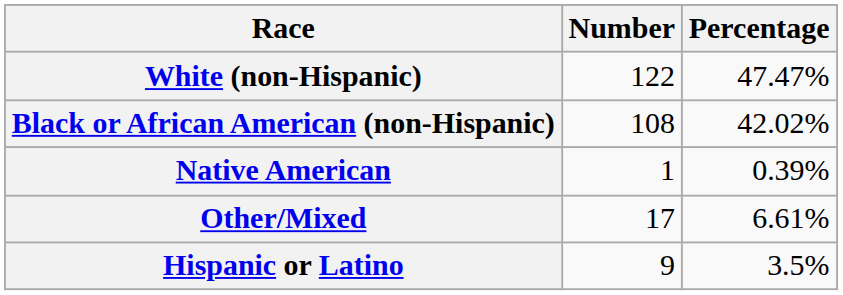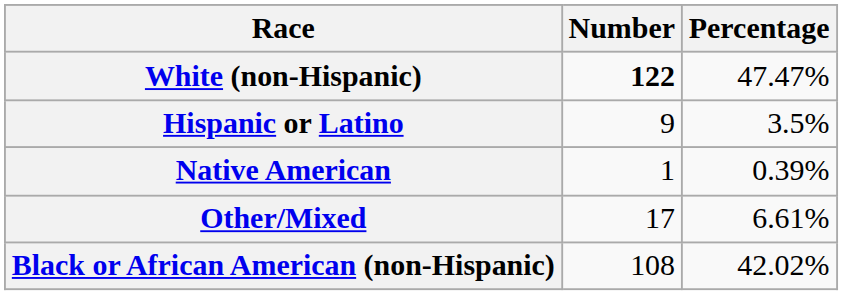(653, 75) normal -> (653, 75) bold
rows swapped: (283, 123) <-> (283, 265)
